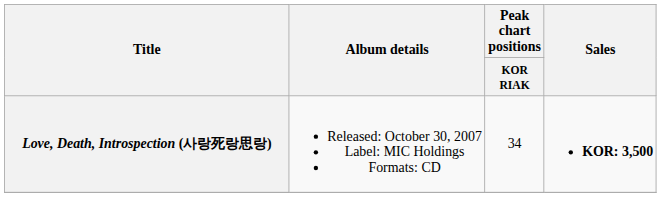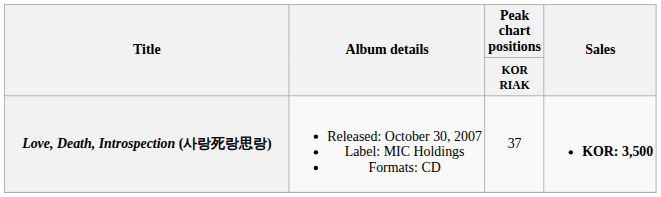(515, 144) 34 -> (515, 144) 37
